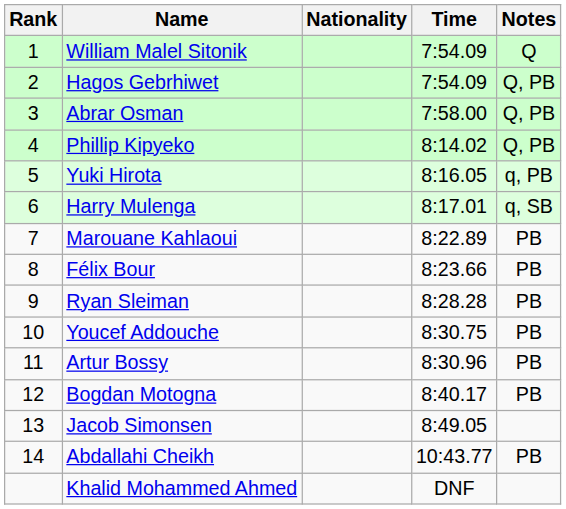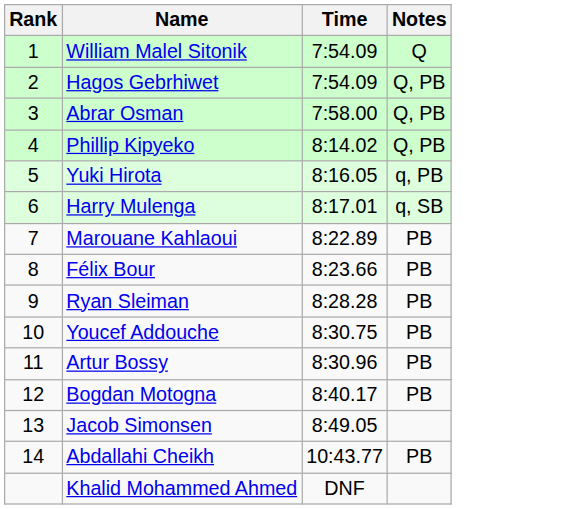- column: (357, 20)
